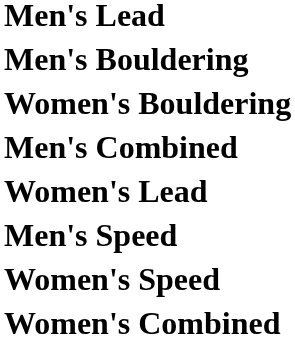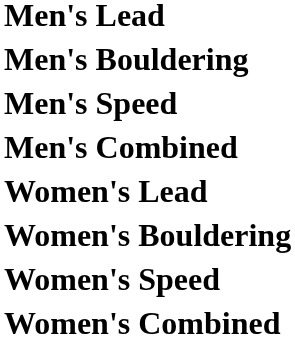rows swapped: (91, 235) <-> (148, 103)
